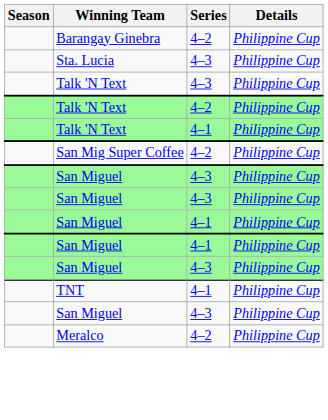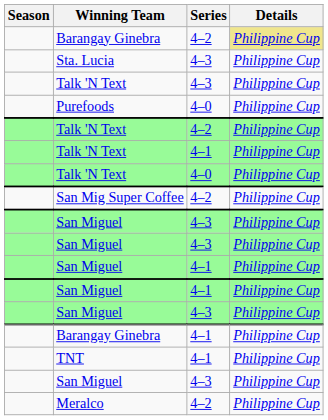(277, 38) no background -> (277, 38) khaki background
+ row: (85, 106)
+ row: (91, 174)
+ row: (108, 335)
